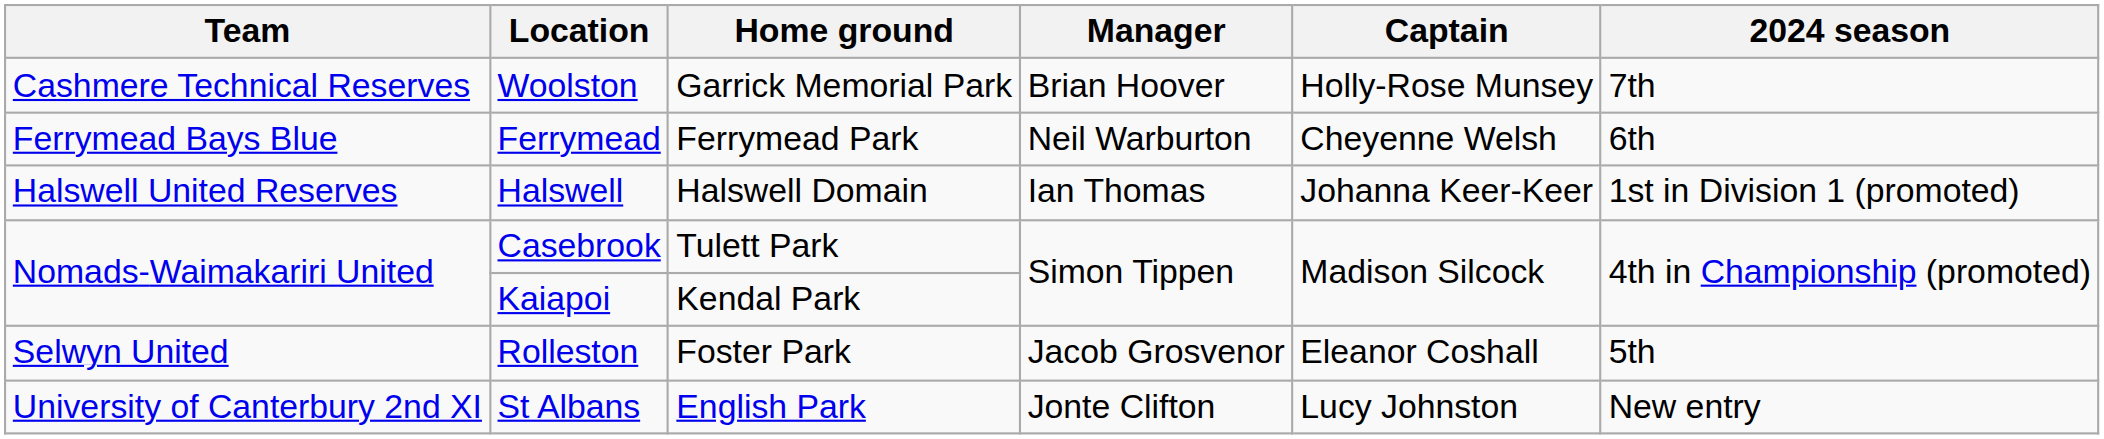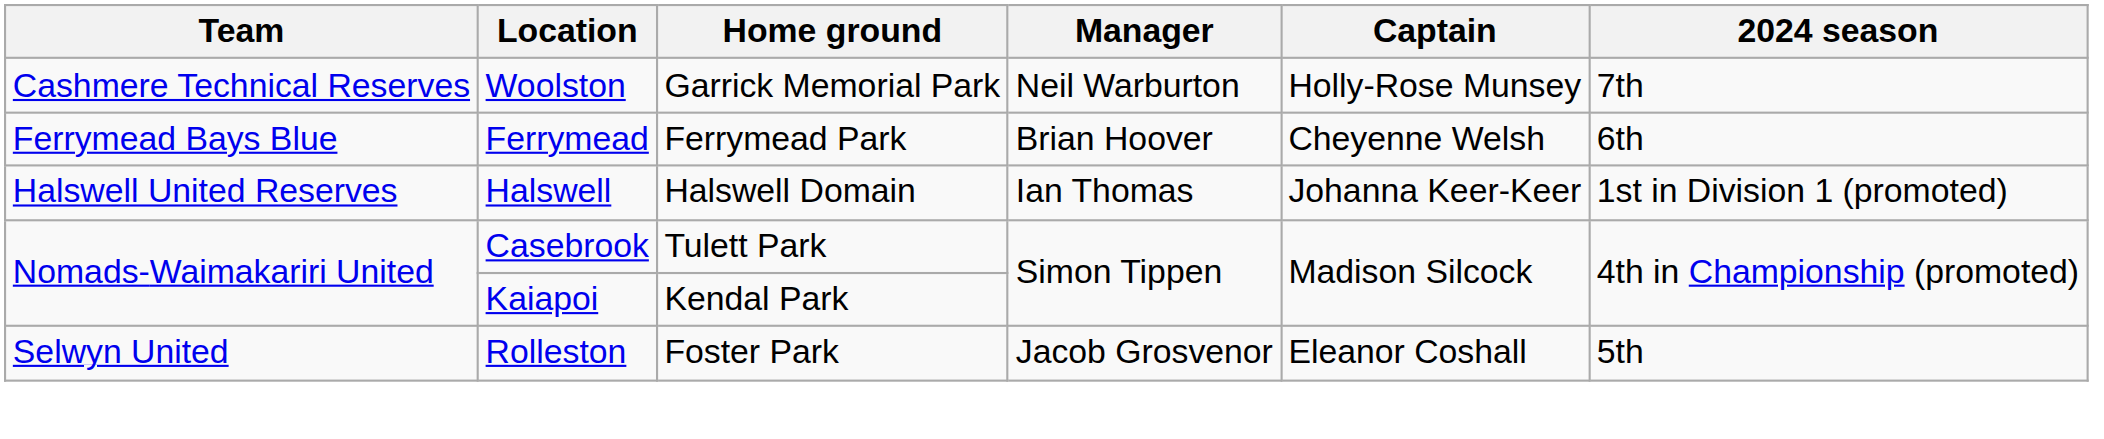(1126, 84) Brian Hoover -> (1128, 84) Neil Warburton
(1140, 138) Neil Warburton -> (1114, 138) Brian Hoover
- row: (569, 406)
